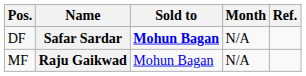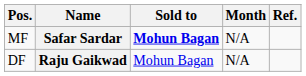(17, 37) DF -> (18, 37) MF
(18, 60) MF -> (17, 60) DF
